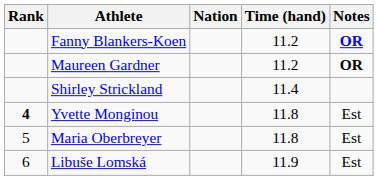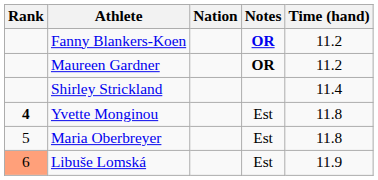columns swapped: (285, 16) <-> (351, 16)
(26, 162) no background -> (26, 162) lightsalmon background
